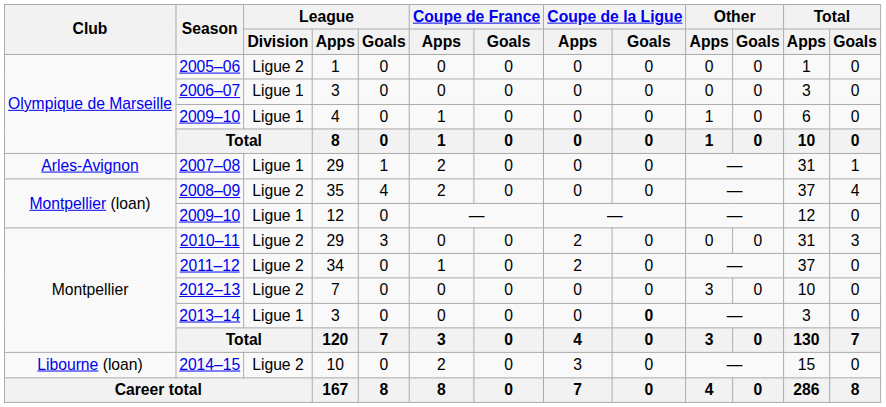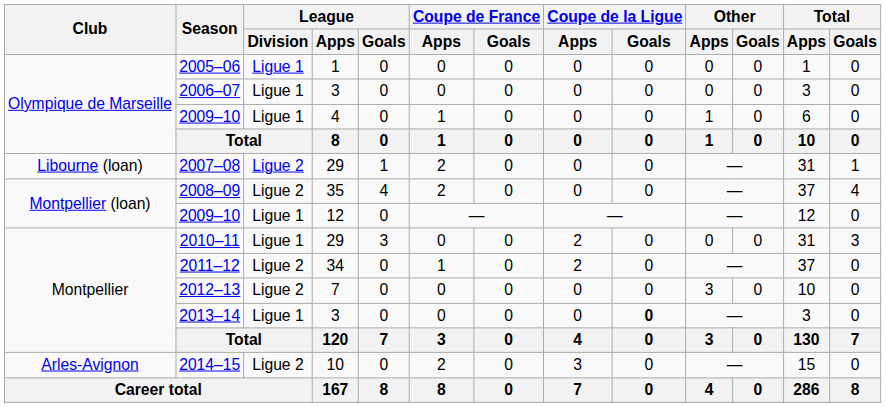(278, 66) Ligue 2 -> (278, 66) Ligue 1
(90, 166) Arles-Avignon -> (90, 166) Libourne (loan)
(278, 166) Ligue 1 -> (278, 166) Ligue 2
(278, 240) Ligue 2 -> (278, 240) Ligue 1
(90, 365) Libourne (loan) -> (90, 365) Arles-Avignon
